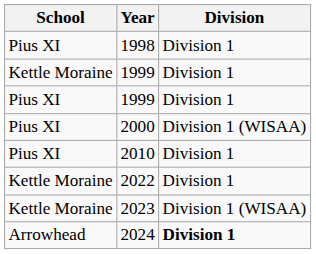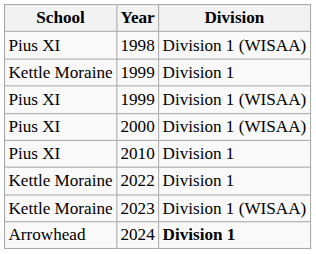(199, 45) Division 1 -> (234, 45) Division 1 (WISAA)
(199, 99) Division 1 -> (234, 99) Division 1 (WISAA)
